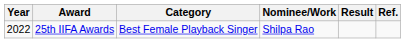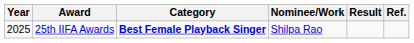(19, 29) 2022 -> (19, 29) 2025
(188, 29) normal -> (192, 29) bold
